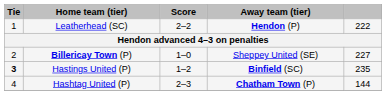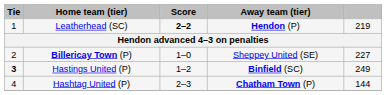(184, 26) normal -> (184, 26) bold
(363, 26) 222 -> (363, 26) 219
(363, 69) 235 -> (363, 69) 249
